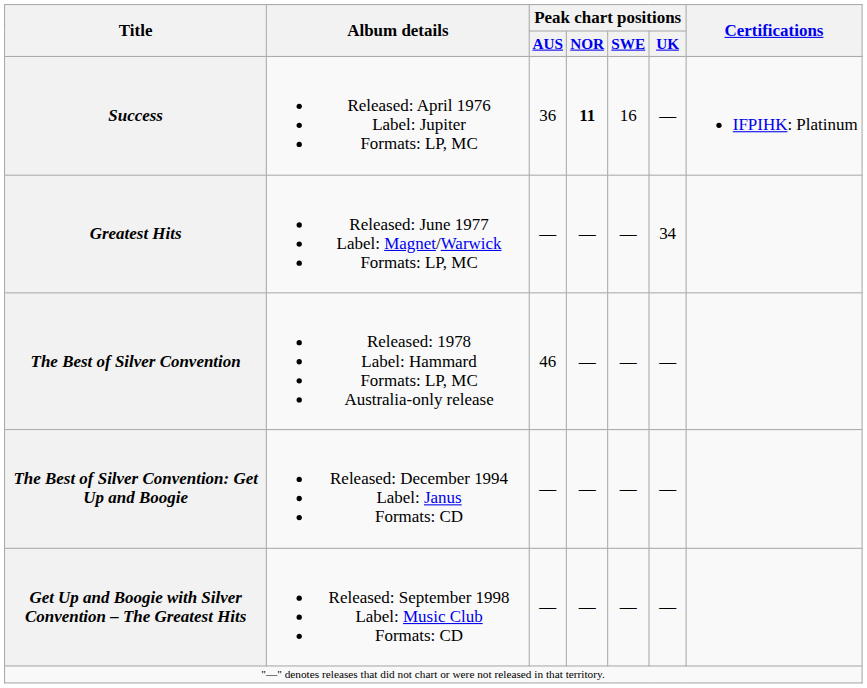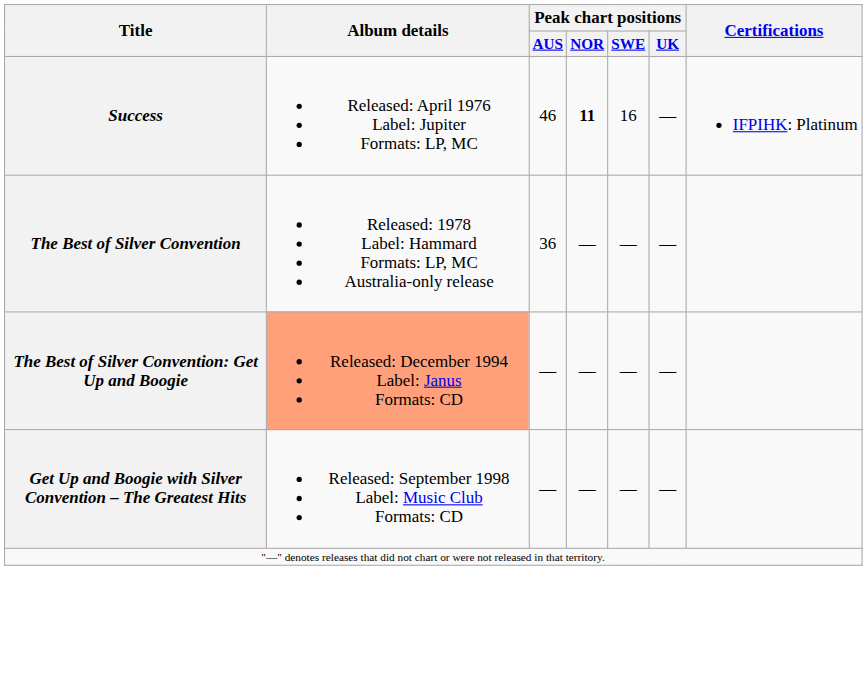(548, 115) 36 -> (548, 115) 46
- row: (136, 233)
(548, 361) 46 -> (548, 243) 36
(398, 498) no background -> (398, 380) lightsalmon background
